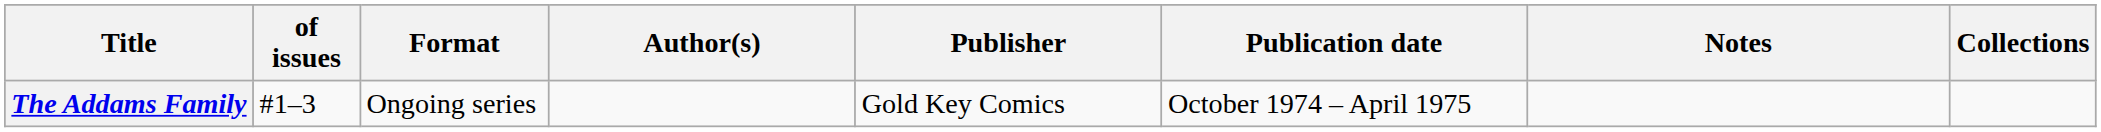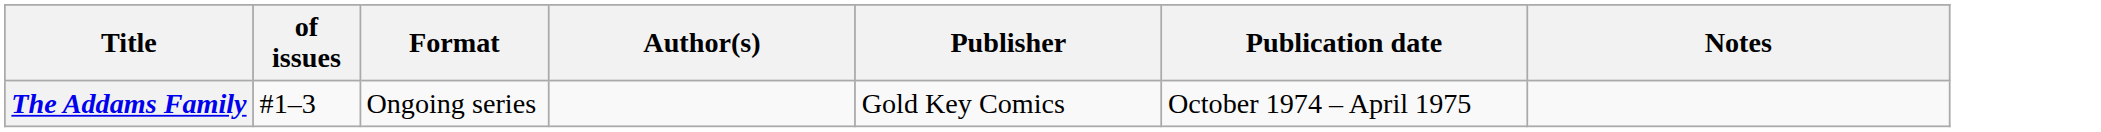- column: (2023, 42)
